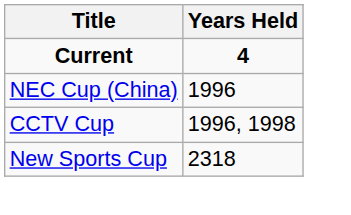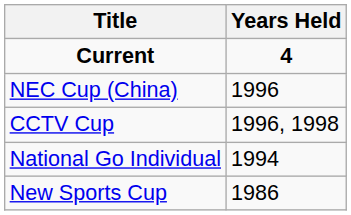+ row: (115, 158)
(212, 158) 2318 -> (255, 192) 1986
